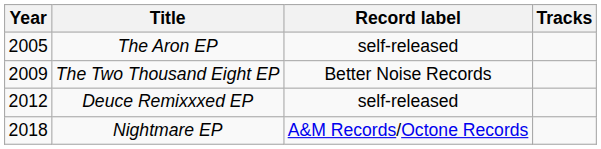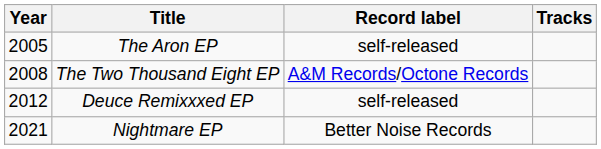(28, 74) 2009 -> (28, 74) 2008
(408, 74) Better Noise Records -> (408, 74) A&M Records/Octone Records
(28, 130) 2018 -> (28, 130) 2021
(408, 130) A&M Records/Octone Records -> (408, 130) Better Noise Records
